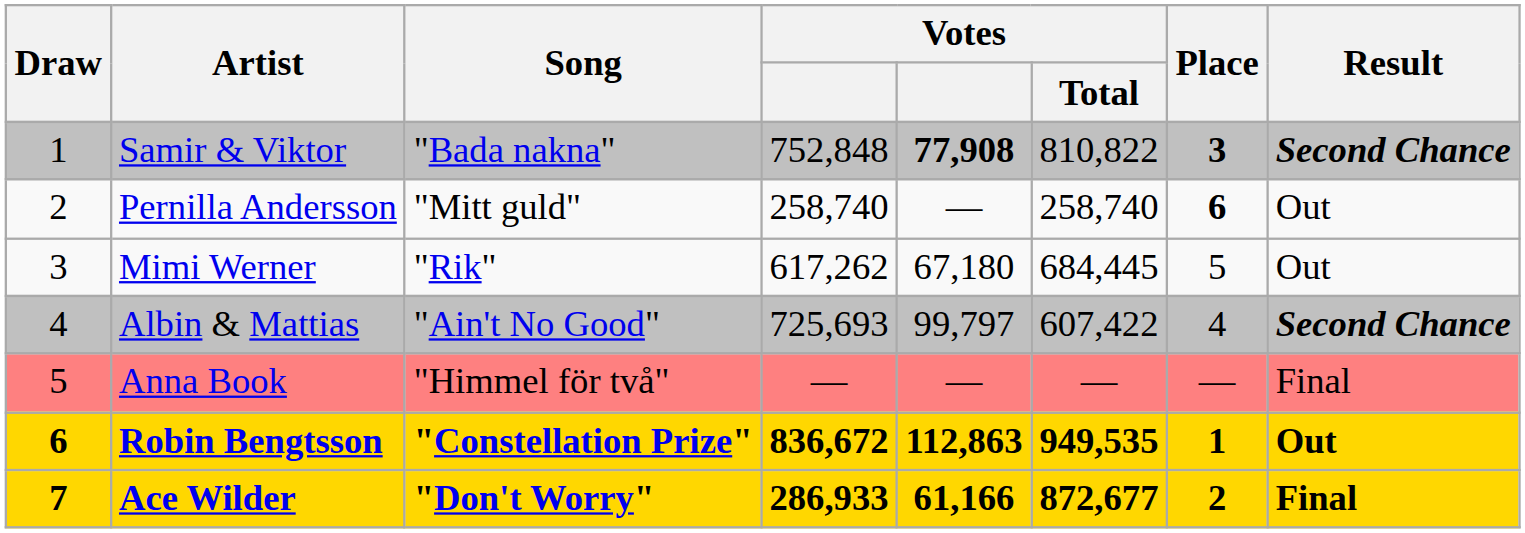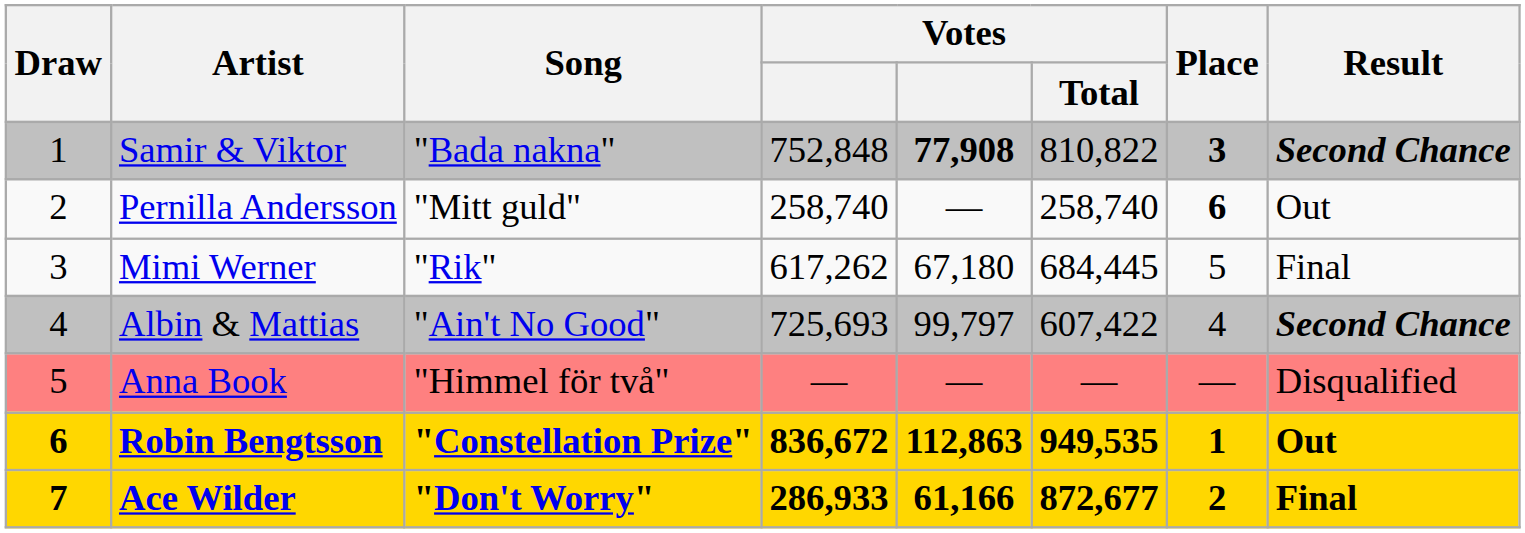(1303, 265) Out -> (1313, 265) Final
(1313, 382) Final -> (1366, 382) Disqualified
